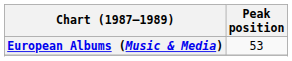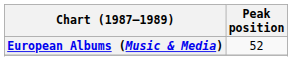(257, 46) 53 -> (257, 46) 52
